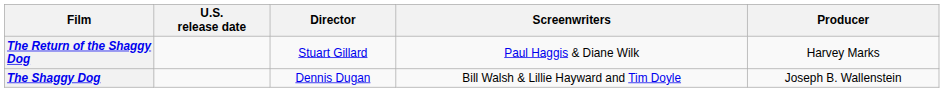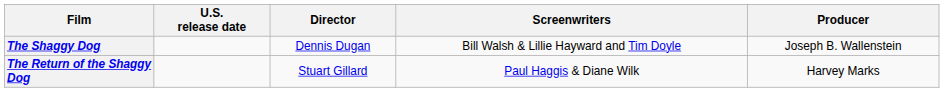rows swapped: (79, 52) <-> (54, 78)
